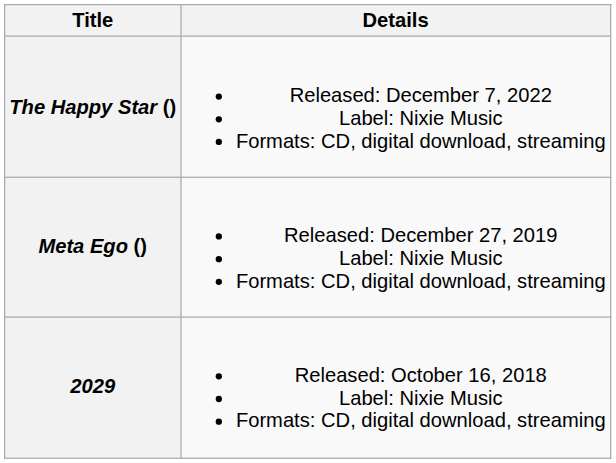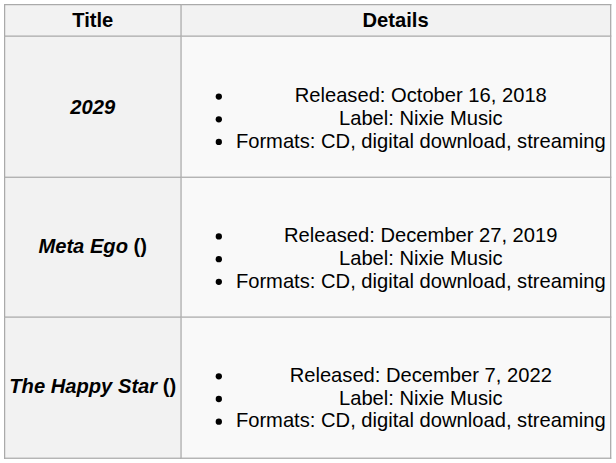rows swapped: (93, 387) <-> (93, 106)
